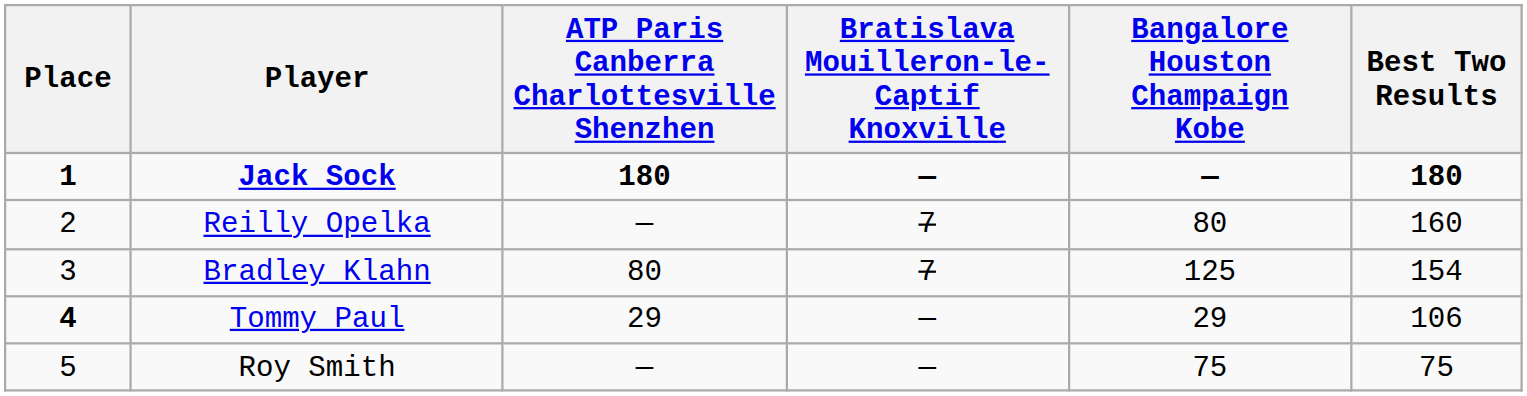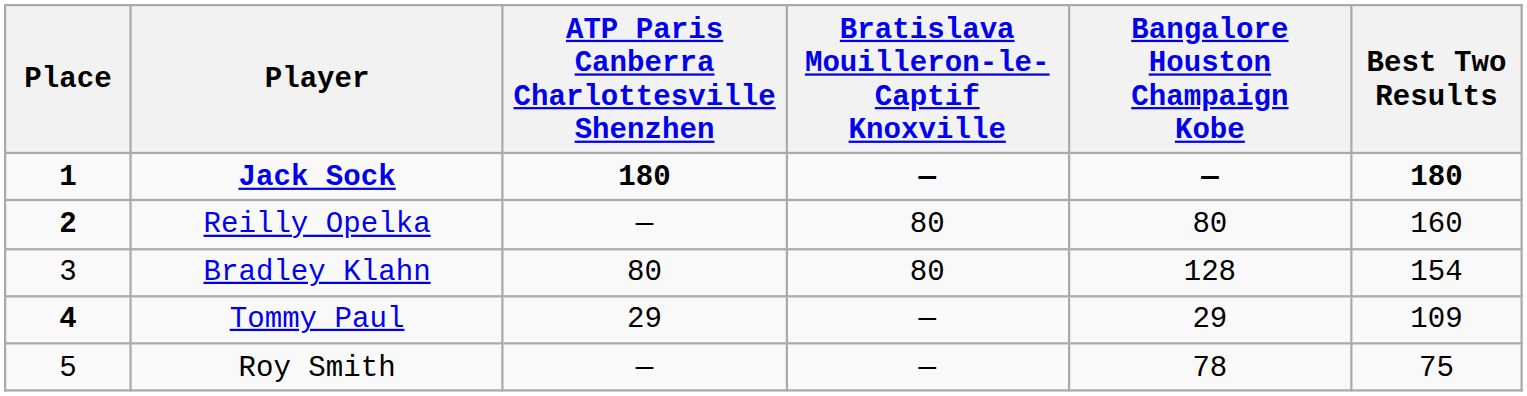(68, 225) normal -> (68, 225) bold
(927, 225) 7 -> (927, 225) 80
(927, 272) 7 -> (927, 272) 80
(1210, 272) 125 -> (1210, 272) 128
(1437, 319) 106 -> (1437, 319) 109
(1210, 367) 75 -> (1210, 367) 78
